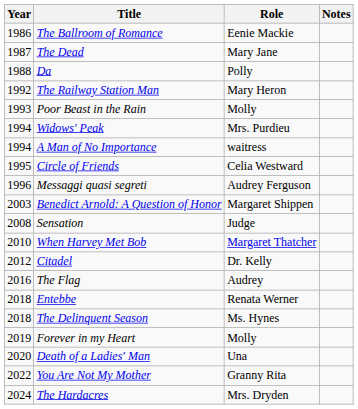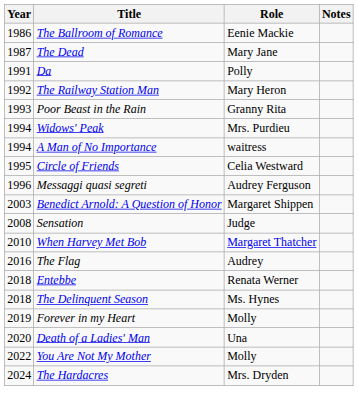(19, 71) 1988 -> (19, 71) 1991
(242, 109) Molly -> (257, 109) Granny Rita
- row: (54, 261)
(257, 375) Granny Rita -> (242, 356) Molly
